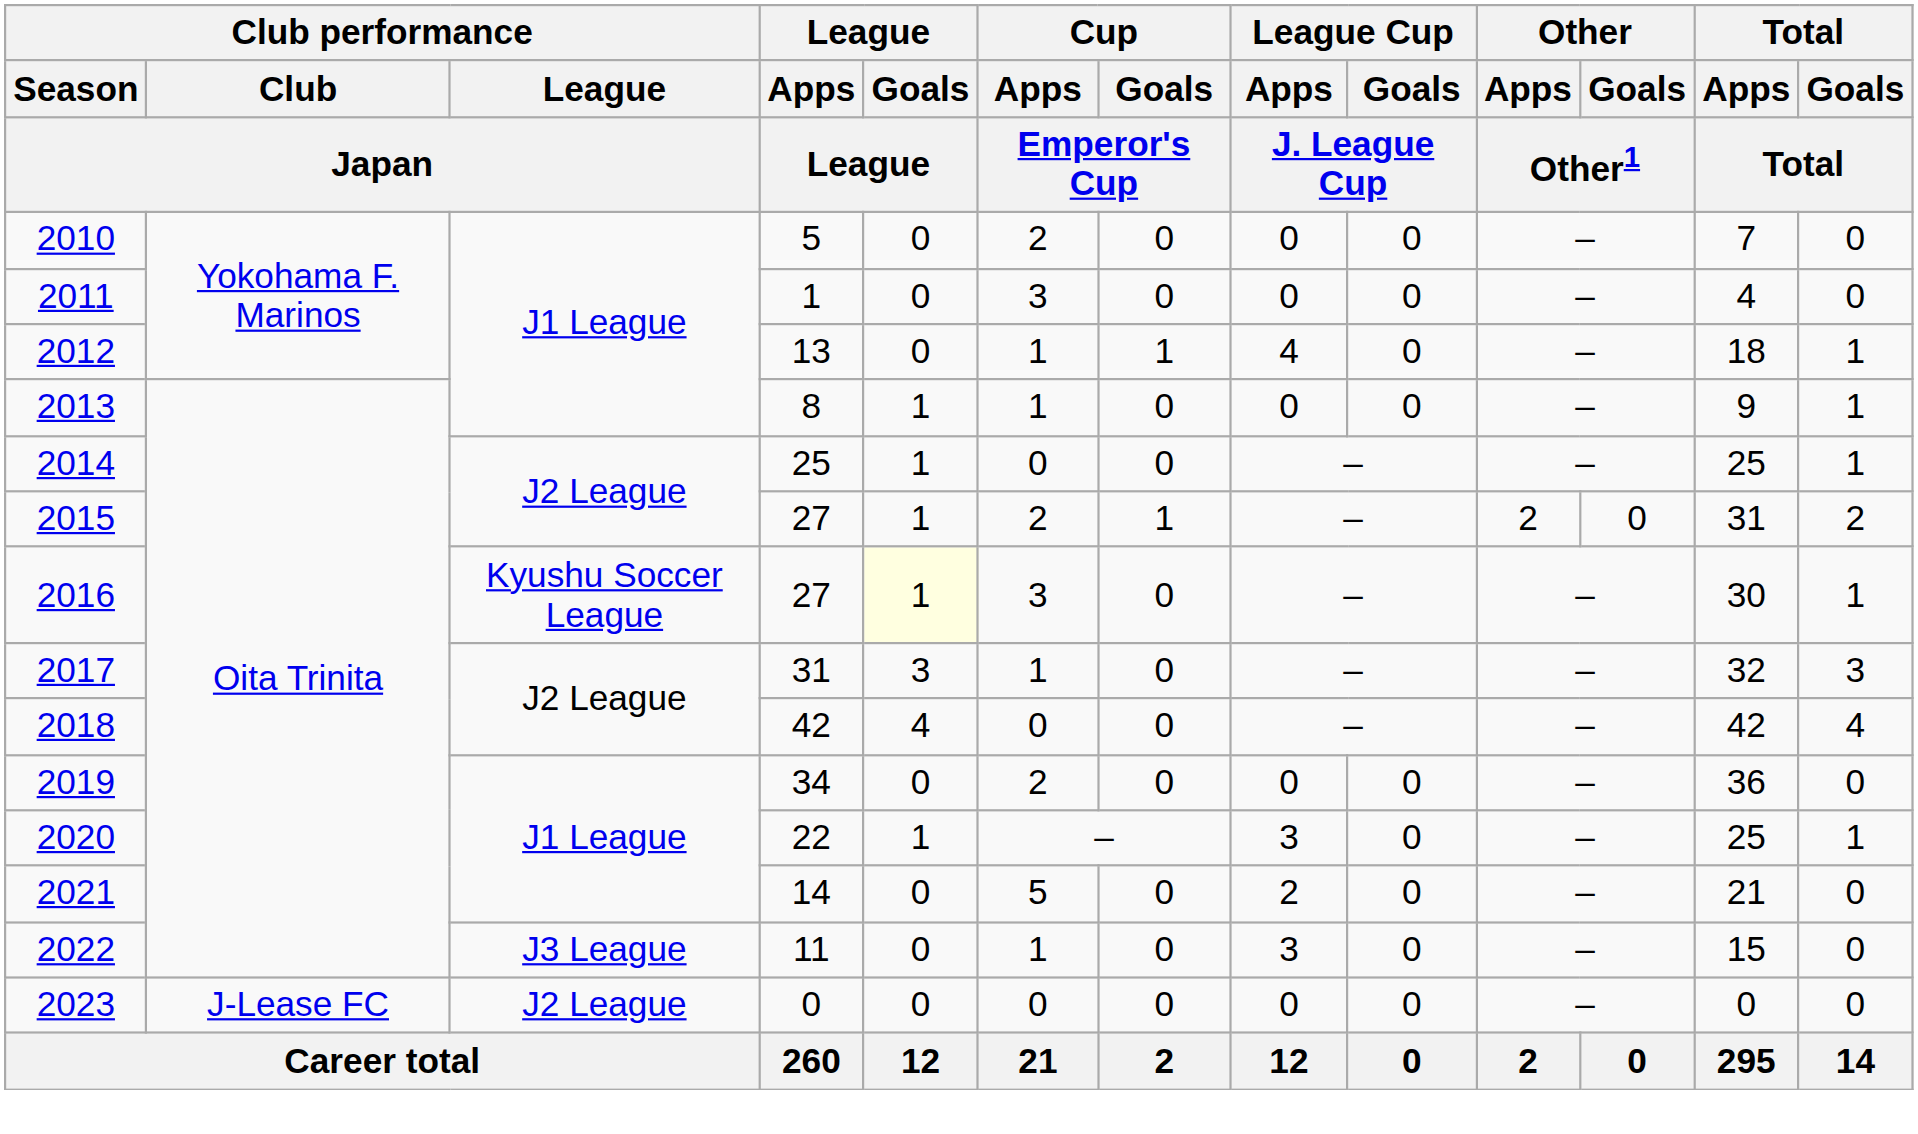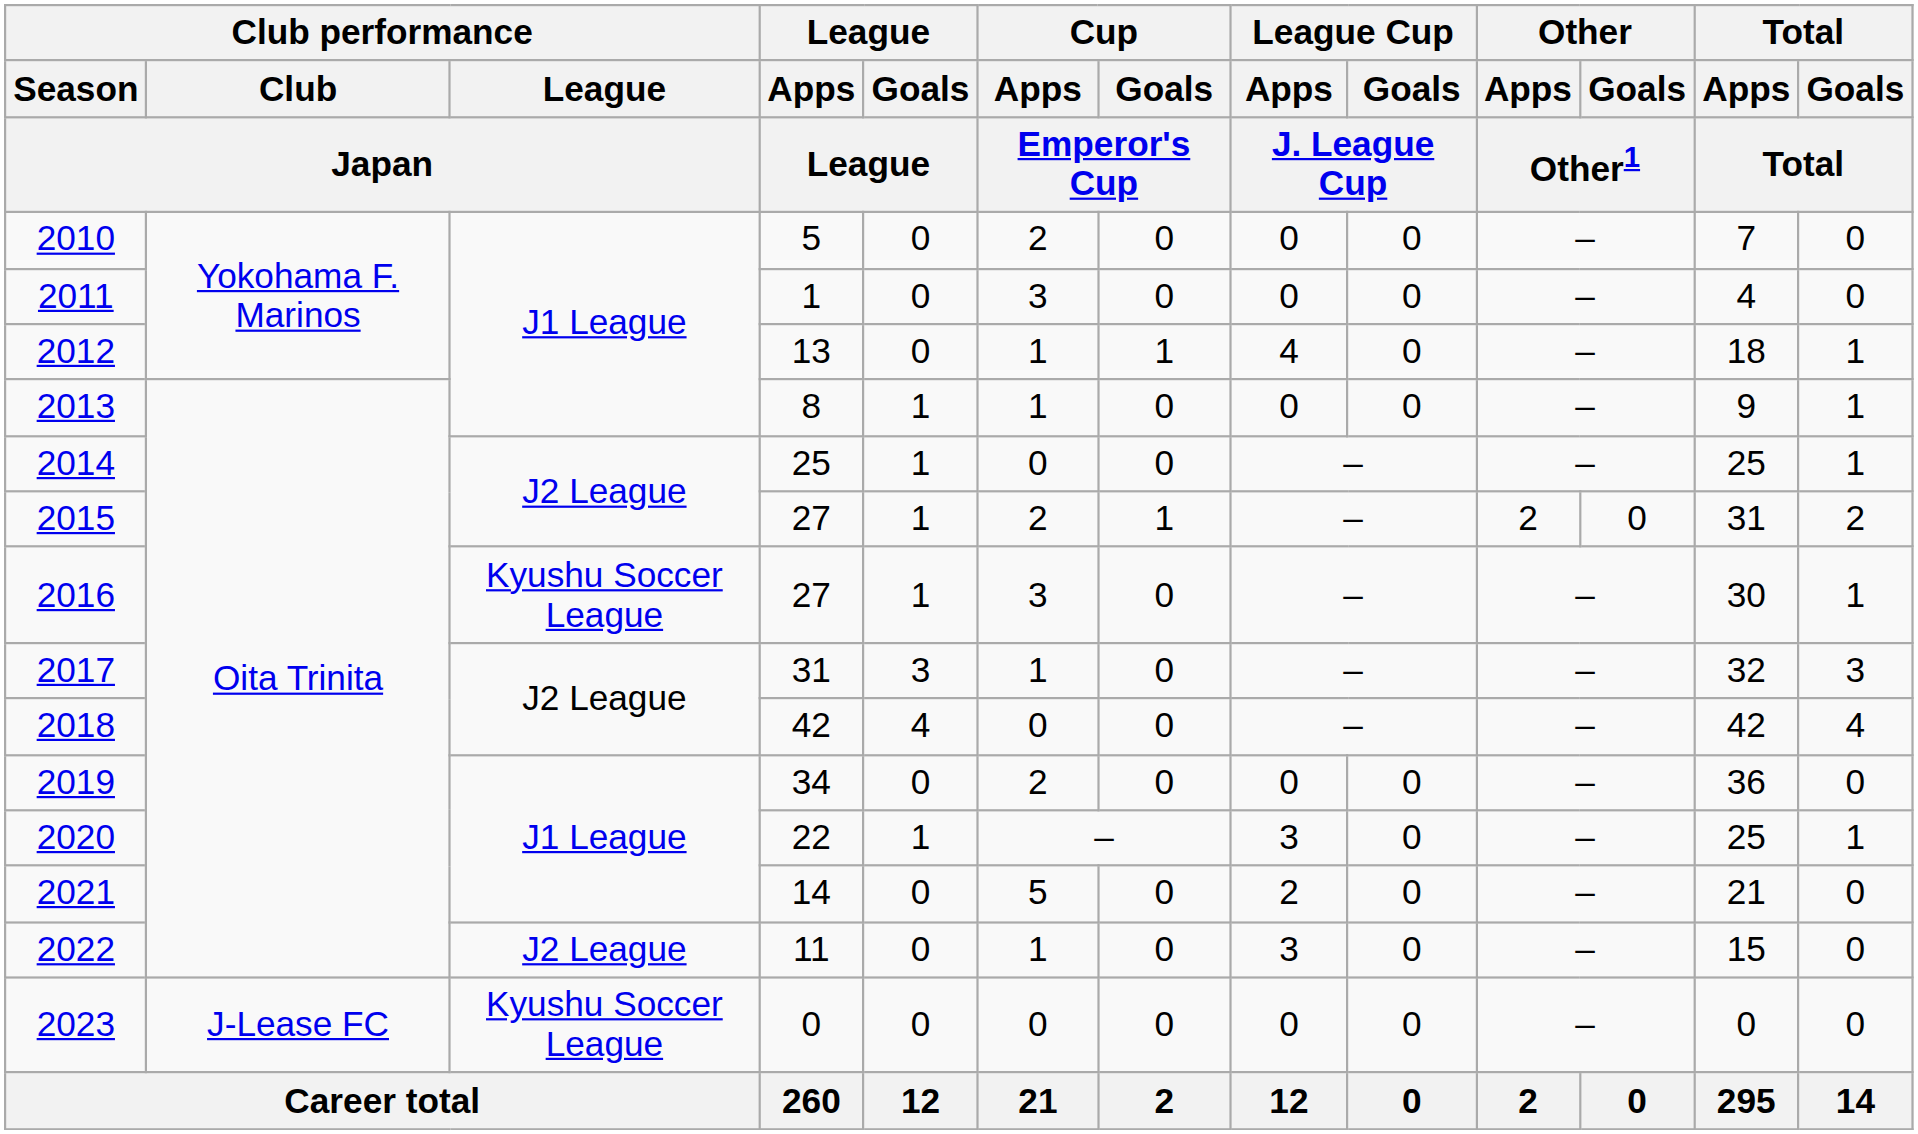(921, 594) lightyellow background -> (921, 594) no background
(604, 948) J3 League -> (604, 948) J2 League
(604, 1004) J2 League -> (604, 1024) Kyushu Soccer League
